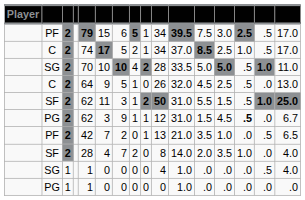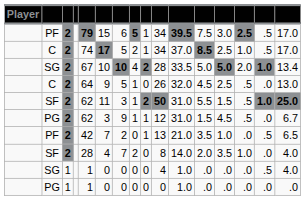(87, 67) 70 -> (87, 67) 67
(248, 67) .5 -> (245, 67) 2.0
(288, 67) 11.0 -> (288, 67) 13.4
(248, 118) bold -> (248, 118) normal
